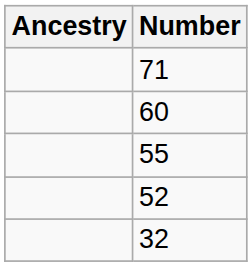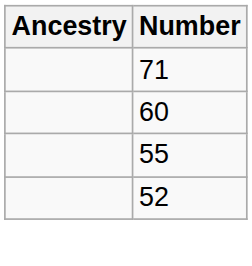- row: (154, 239)
